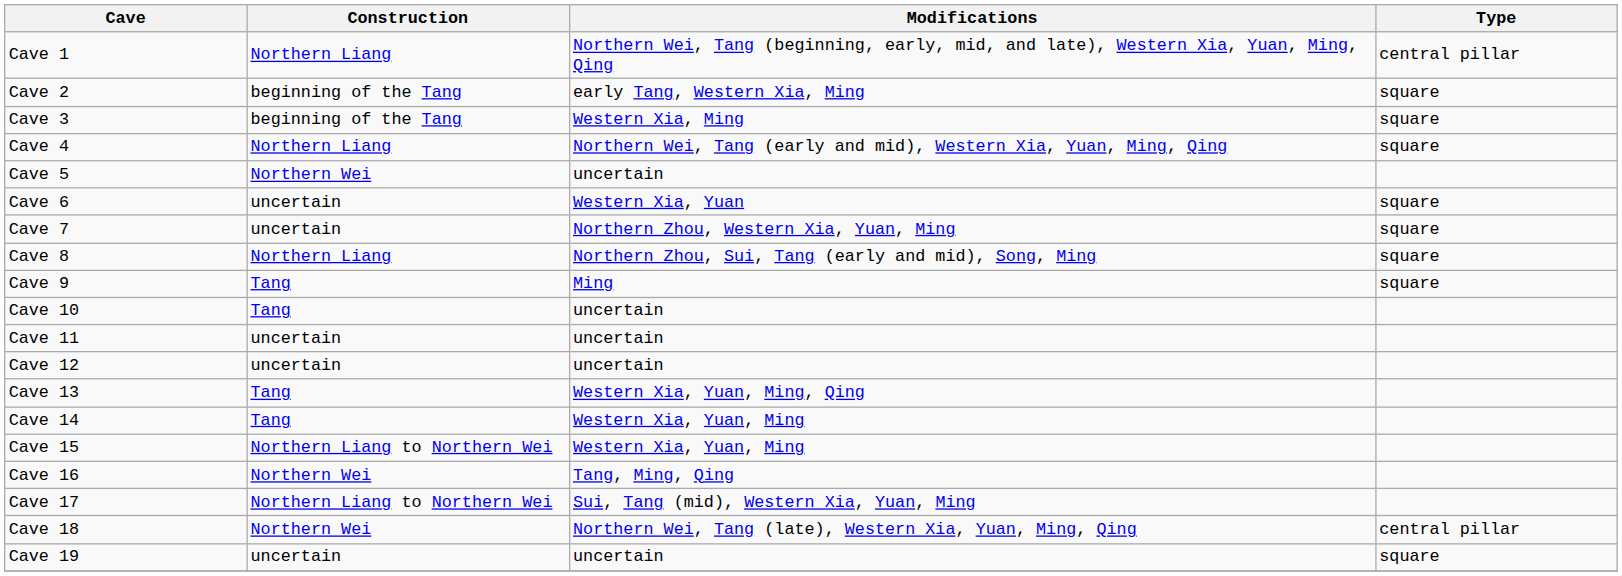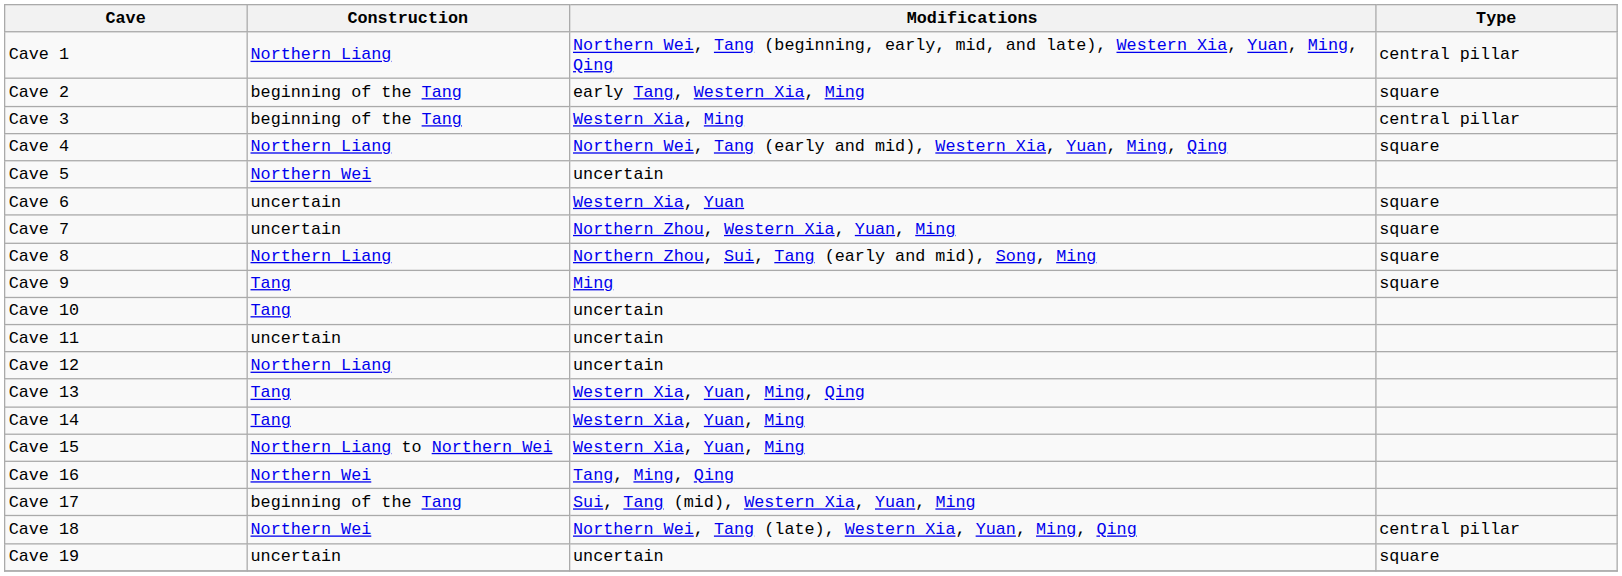(1409, 120) square -> (1450, 120) central pillar
(296, 366) uncertain -> (321, 366) Northern Liang
(401, 502) Northern Liang to Northern Wei -> (356, 502) beginning of the Tang
